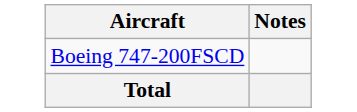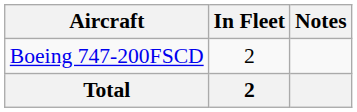+ column: (249, 21)
